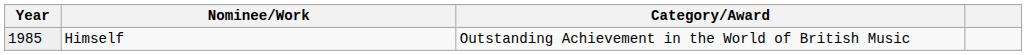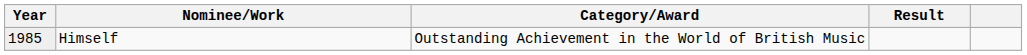+ column: (919, 16)
